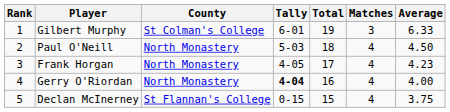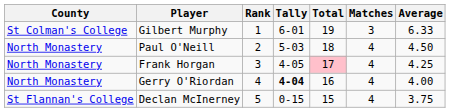columns swapped: (20, 13) <-> (207, 13)
(328, 64) no background -> (328, 64) pink background
(421, 64) 4.23 -> (421, 64) 4.25
